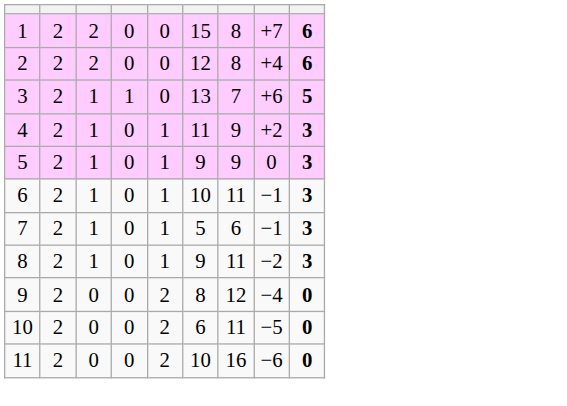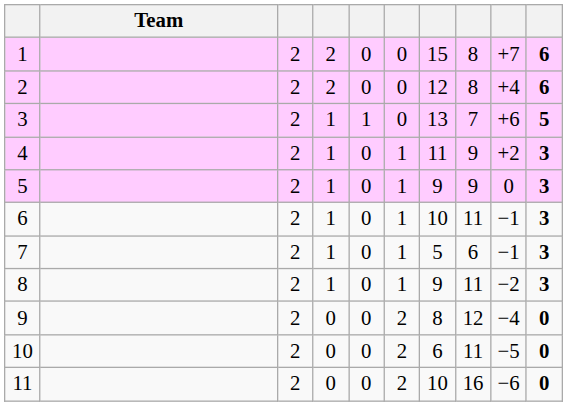+ column: (159, 20)
